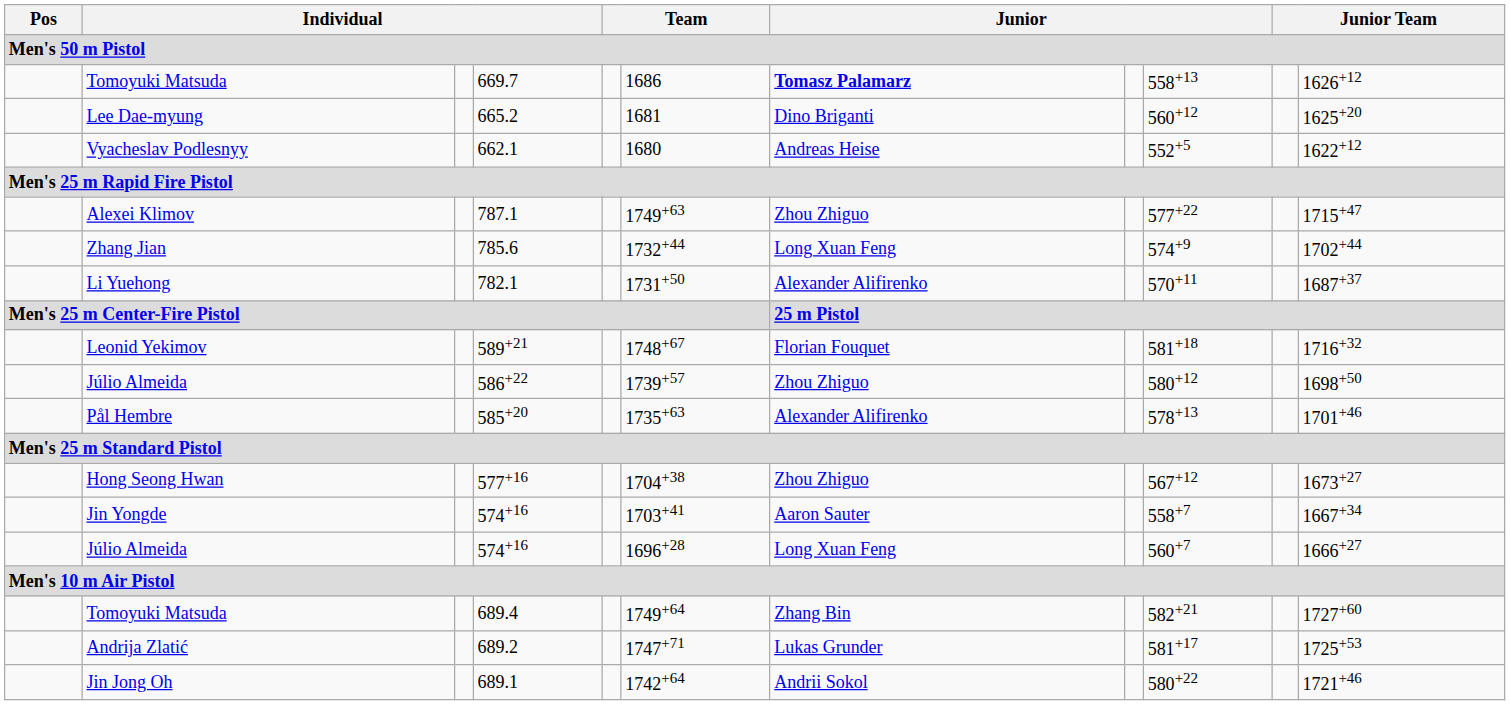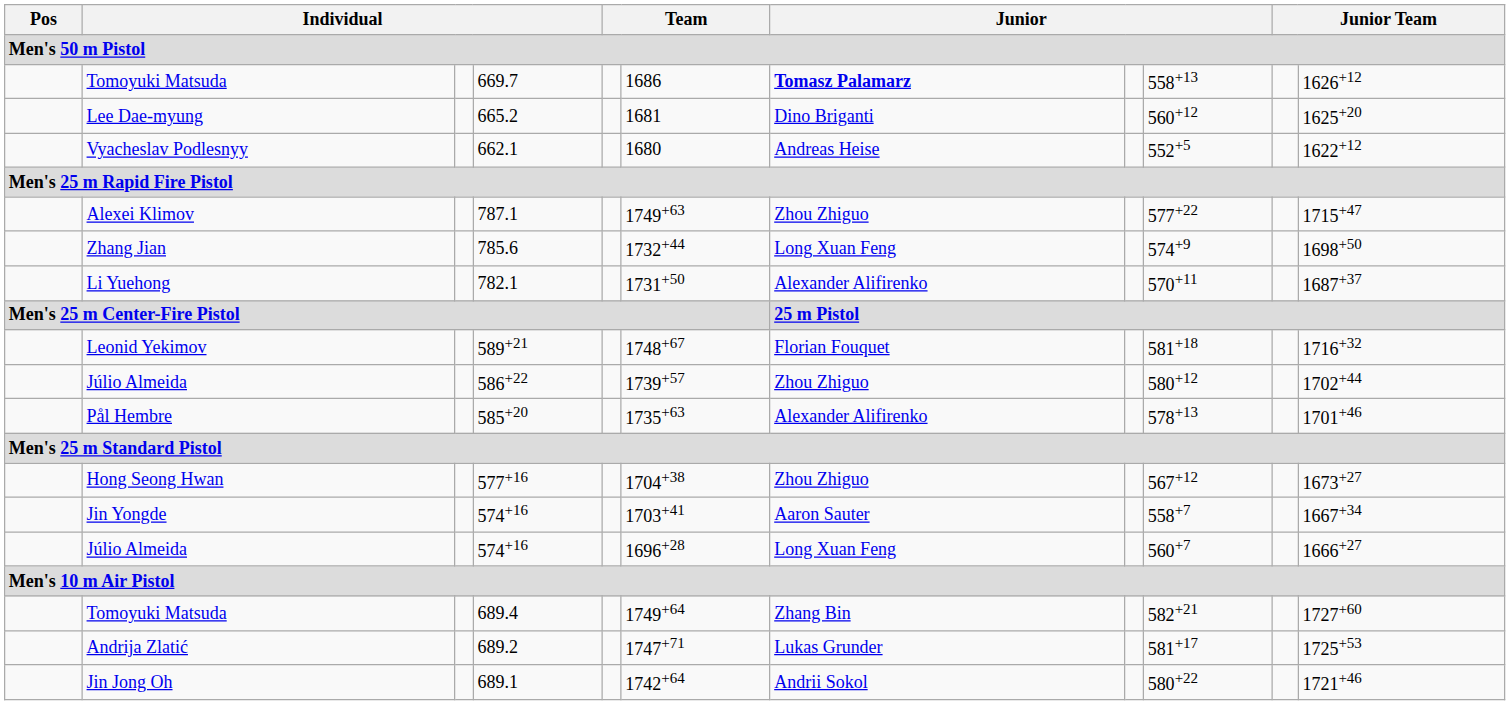(1332, 248) 1702+44 -> (1332, 248) 1698+50
(1332, 381) 1698+50 -> (1332, 381) 1702+44
